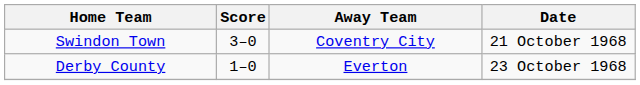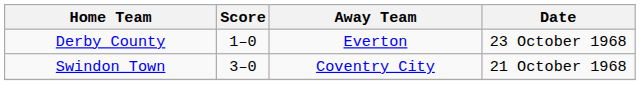rows swapped: (111, 67) <-> (111, 42)
